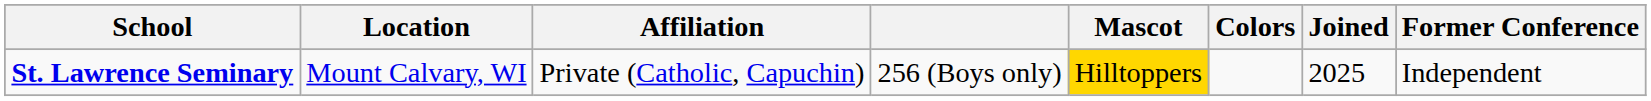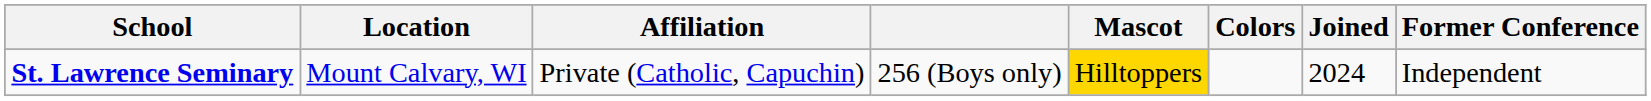(1337, 71) 2025 -> (1337, 71) 2024
